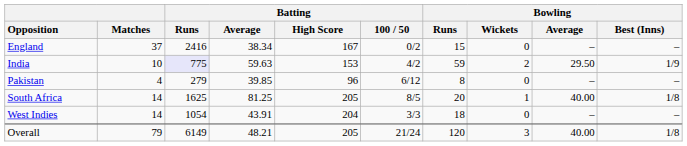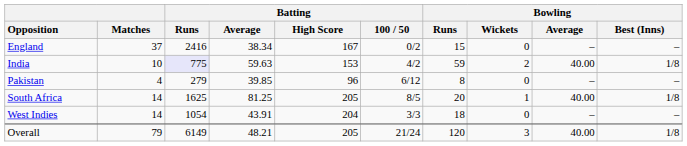(583, 64) 29.50 -> (583, 64) 40.00
(673, 64) 1/9 -> (673, 64) 1/8
